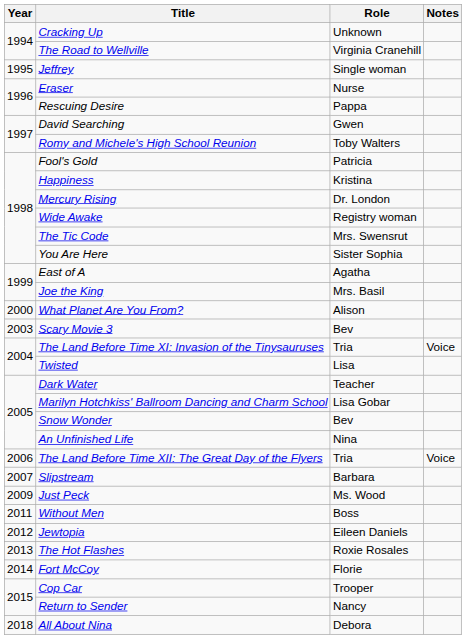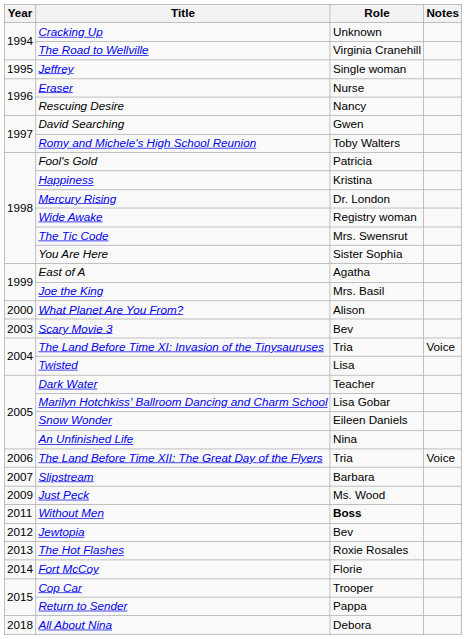(350, 106) Pappa -> (350, 106) Nancy
(343, 421) Bev -> (370, 421) Eileen Daniels
(346, 513) normal -> (347, 513) bold
(370, 532) Eileen Daniels -> (343, 532) Bev
(350, 606) Nancy -> (350, 606) Pappa
